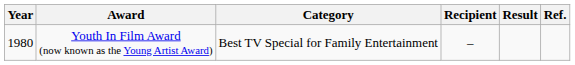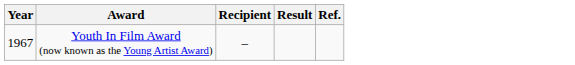- column: (328, 14)
(20, 42) 1980 -> (20, 42) 1967
